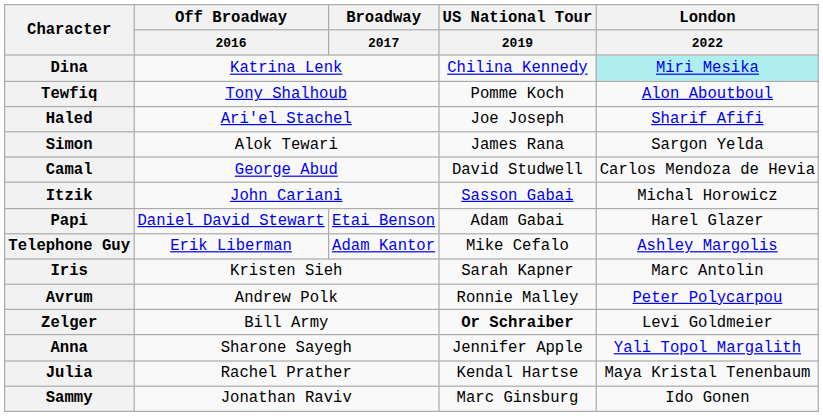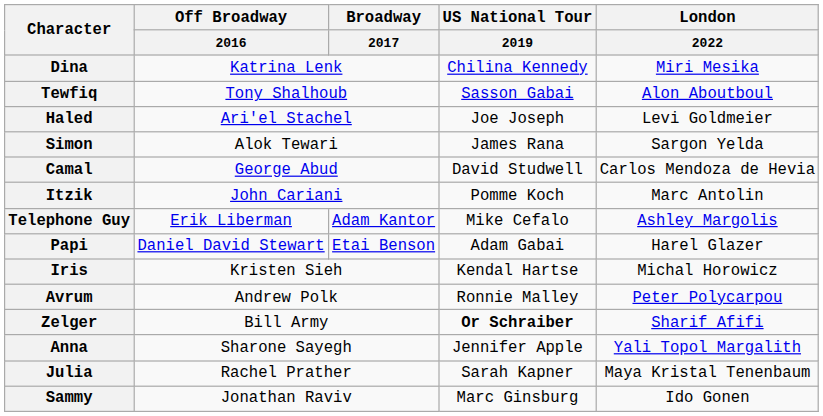(707, 68) paleturquoise background -> (707, 68) no background
(517, 94) Pomme Koch -> (517, 94) Sasson Gabai
(707, 119) Sharif Afifi -> (707, 119) Levi Goldmeier
(517, 195) Sasson Gabai -> (517, 195) Pomme Koch
(707, 195) Michal Horowicz -> (707, 195) Marc Antolin
rows swapped: (69, 221) <-> (69, 246)
(517, 272) Sarah Kapner -> (517, 272) Kendal Hartse
(707, 272) Marc Antolin -> (707, 272) Michal Horowicz
(707, 322) Levi Goldmeier -> (707, 322) Sharif Afifi
(517, 373) Kendal Hartse -> (517, 373) Sarah Kapner
